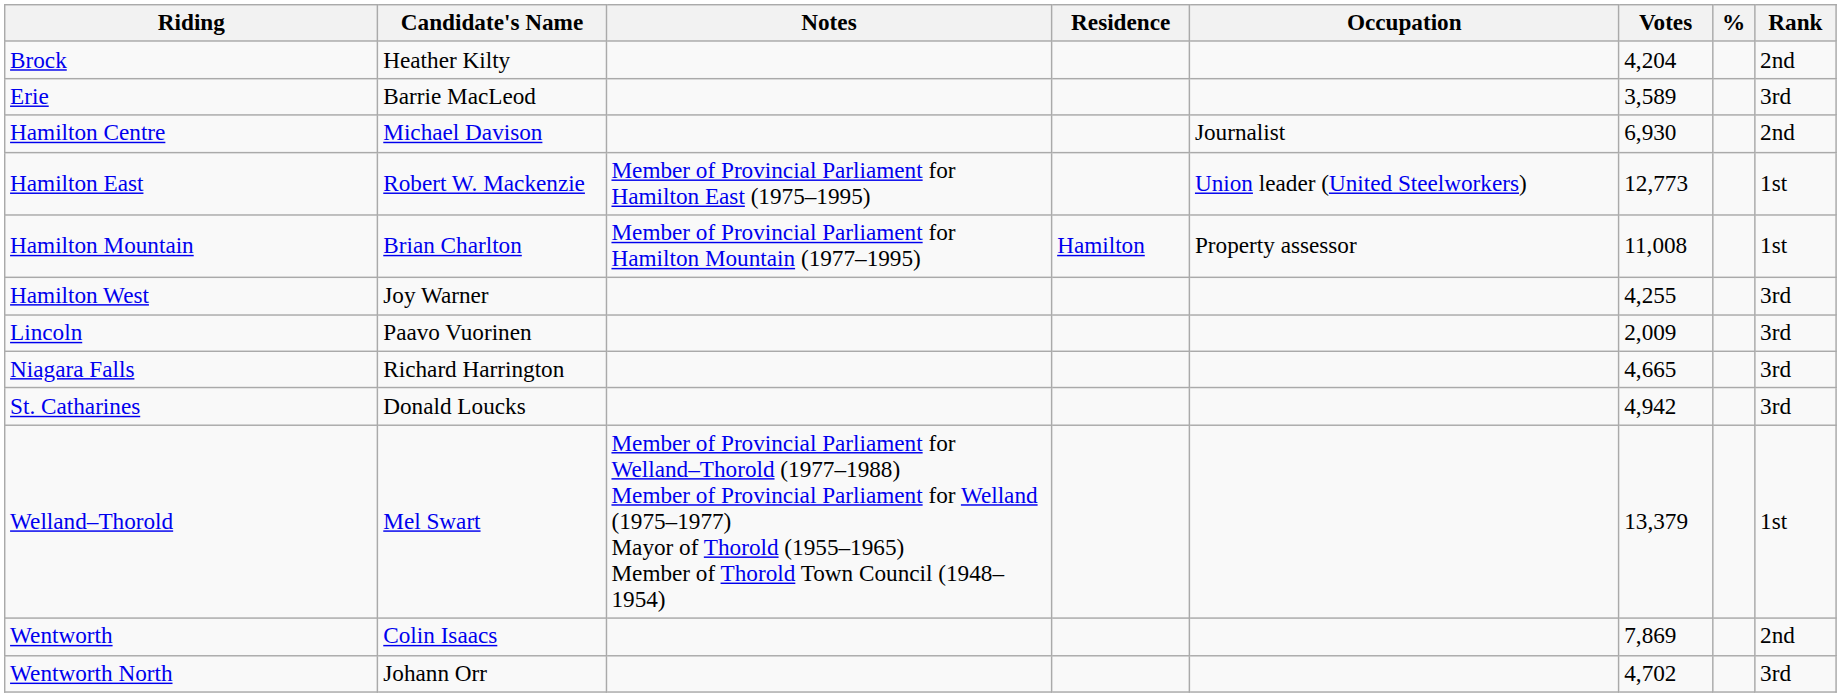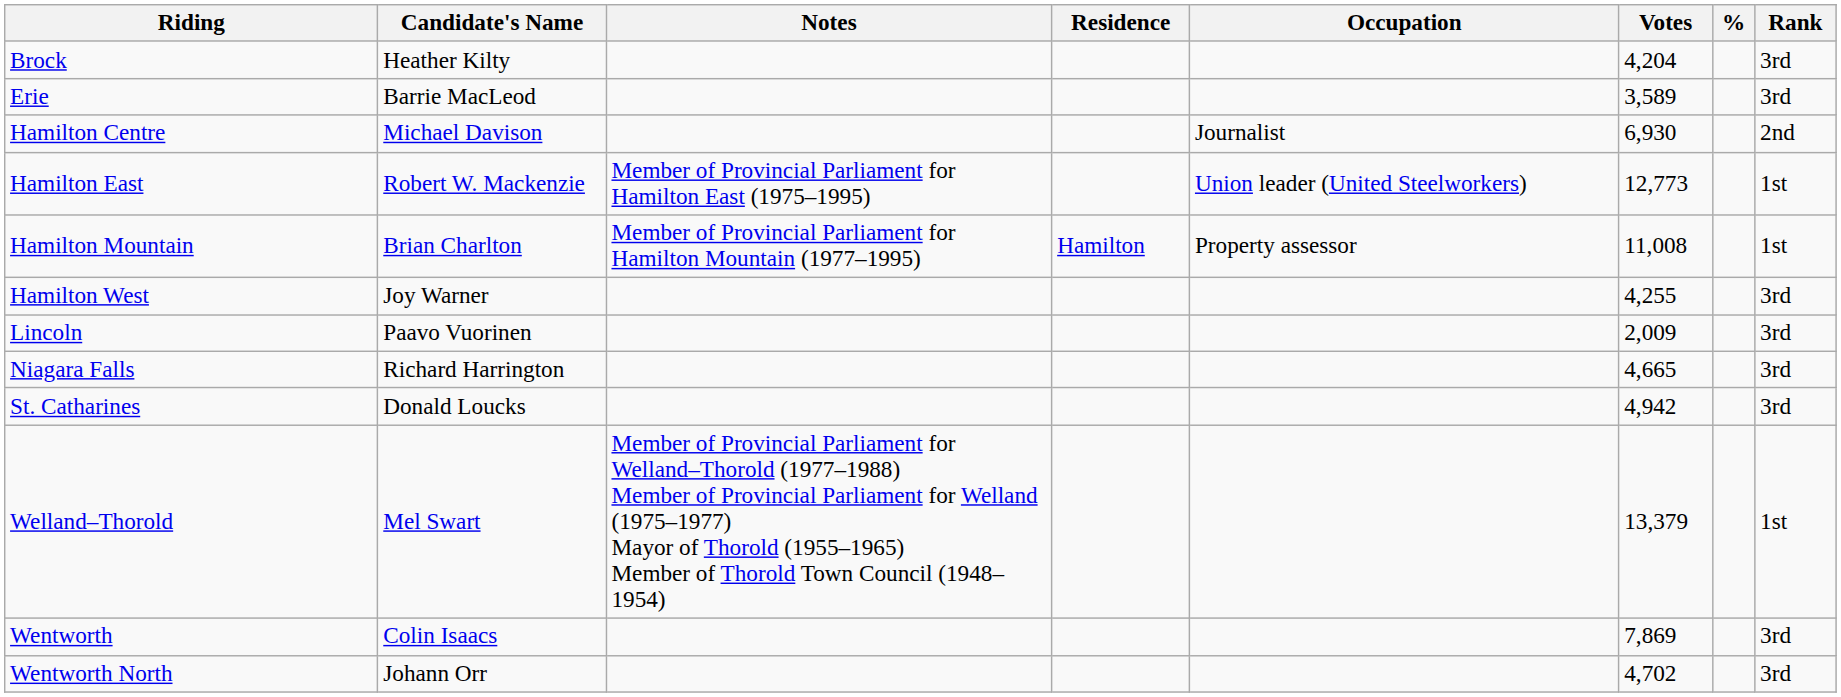(1777, 59) 2nd -> (1776, 59) 3rd
(1777, 636) 2nd -> (1776, 636) 3rd
